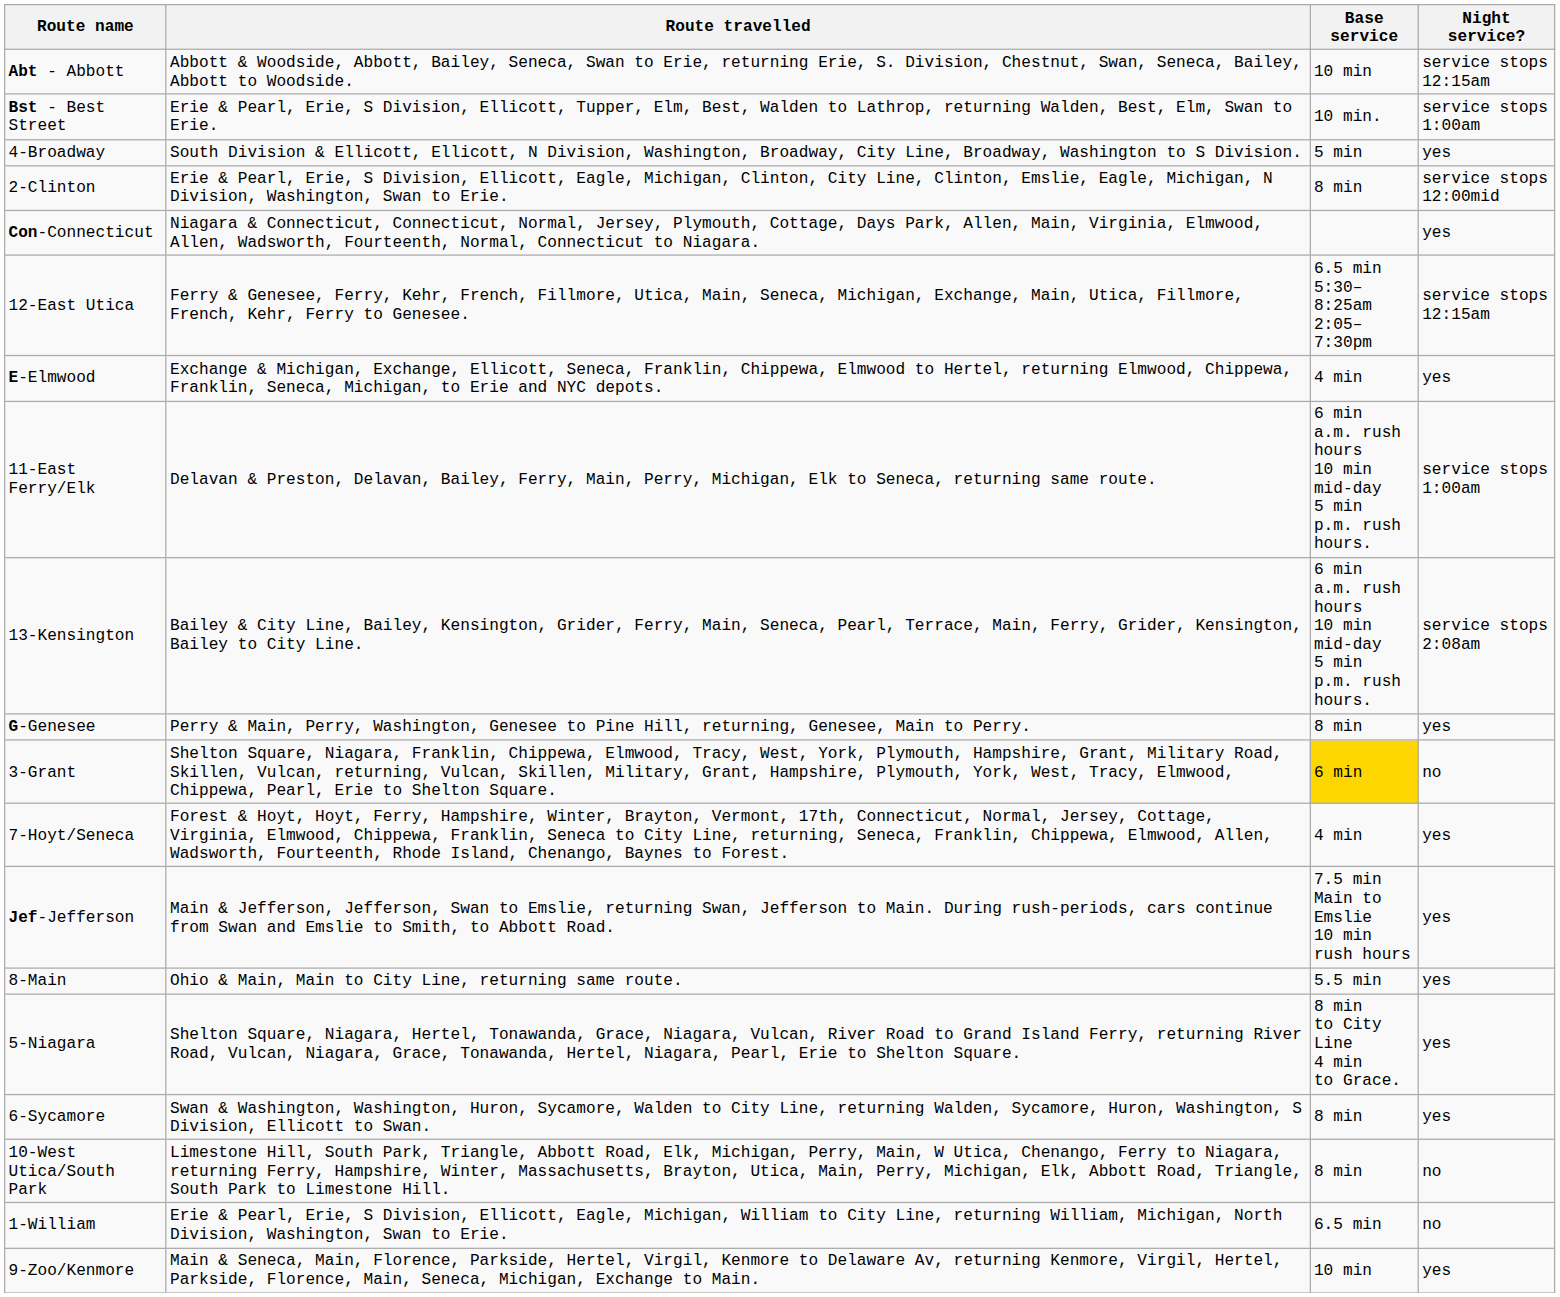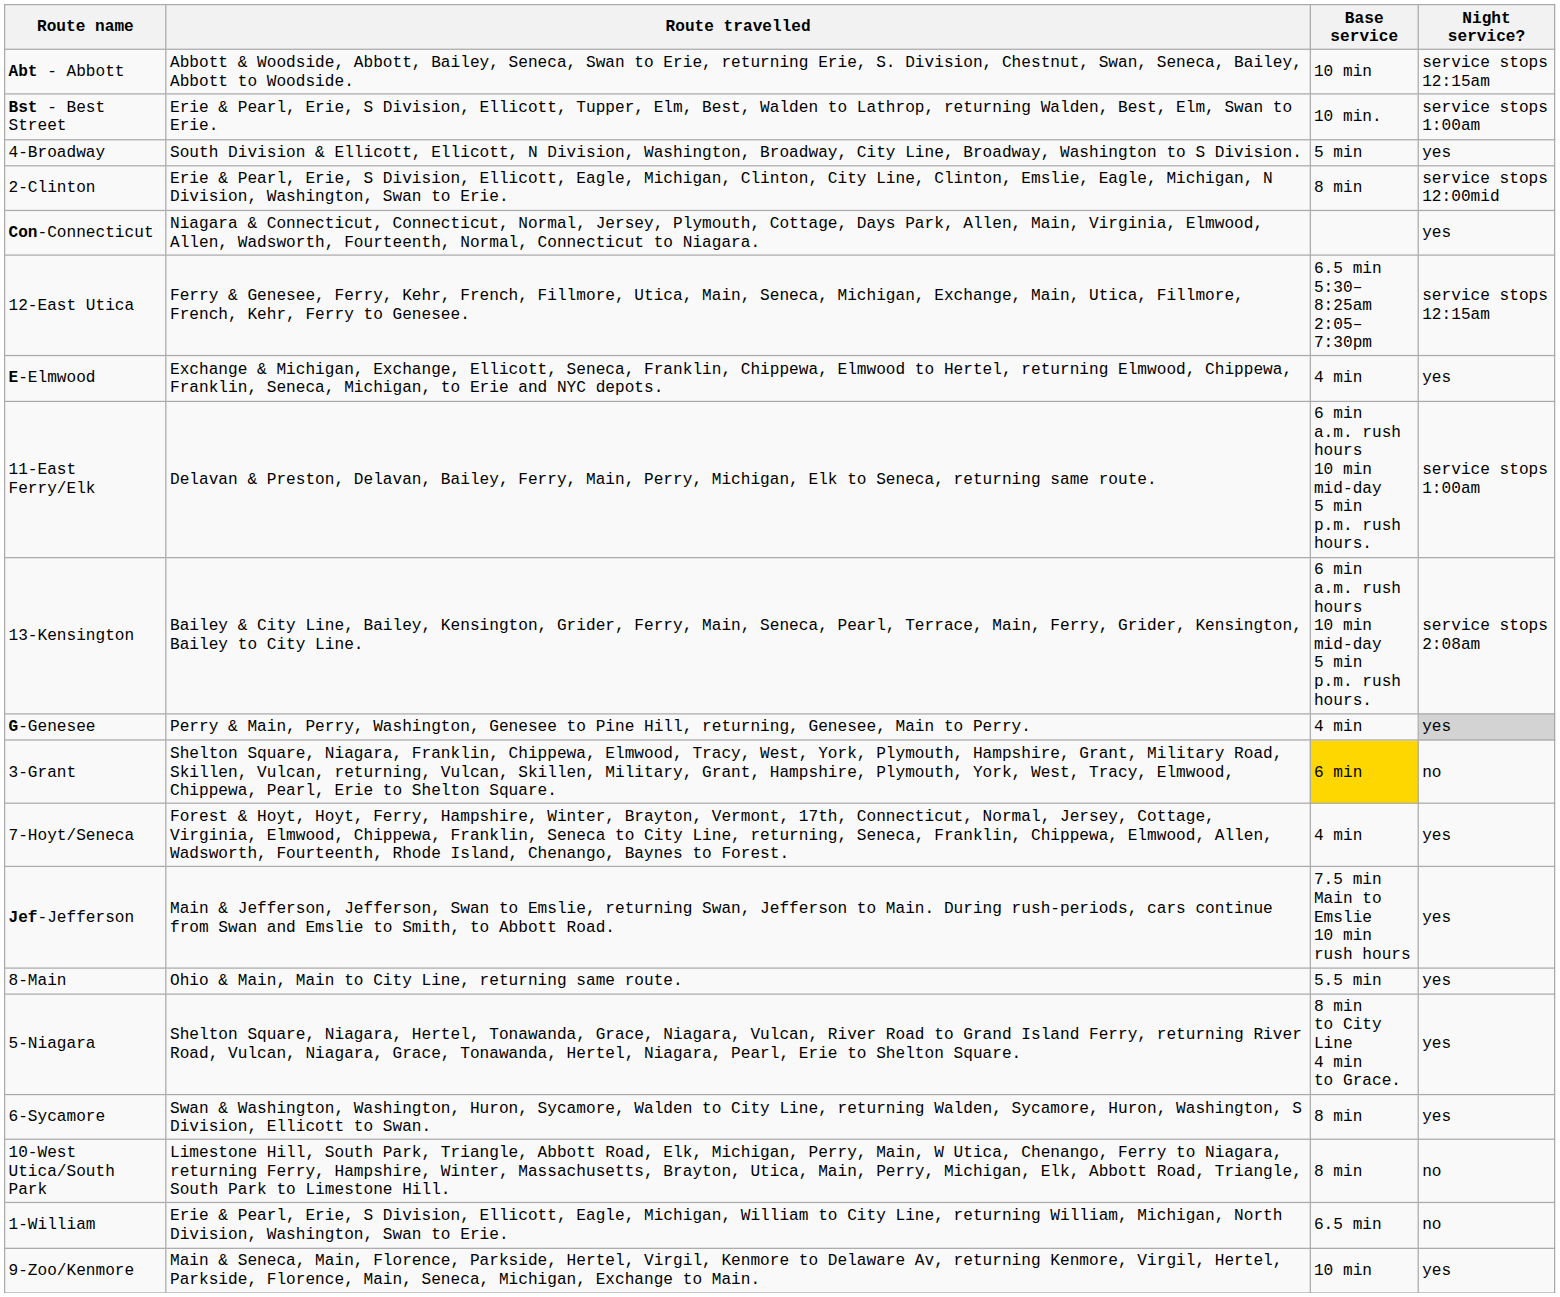(1338, 727) 8 min -> (1338, 727) 4 min
(1437, 727) no background -> (1437, 727) lightgrey background
